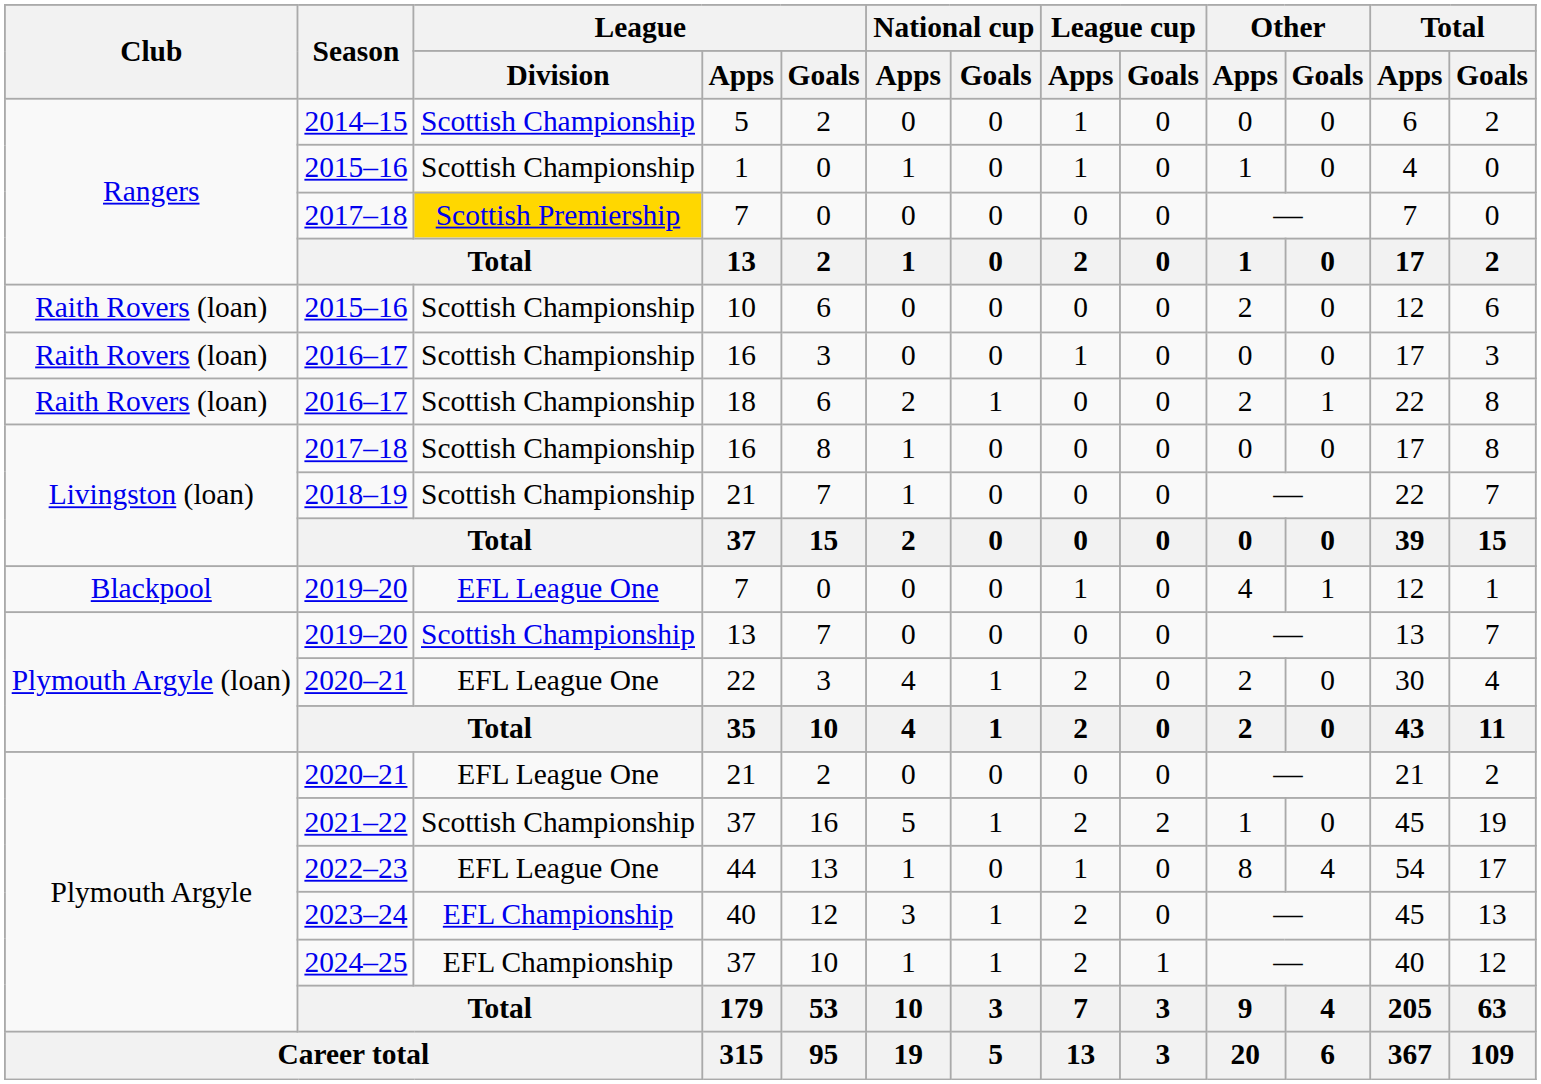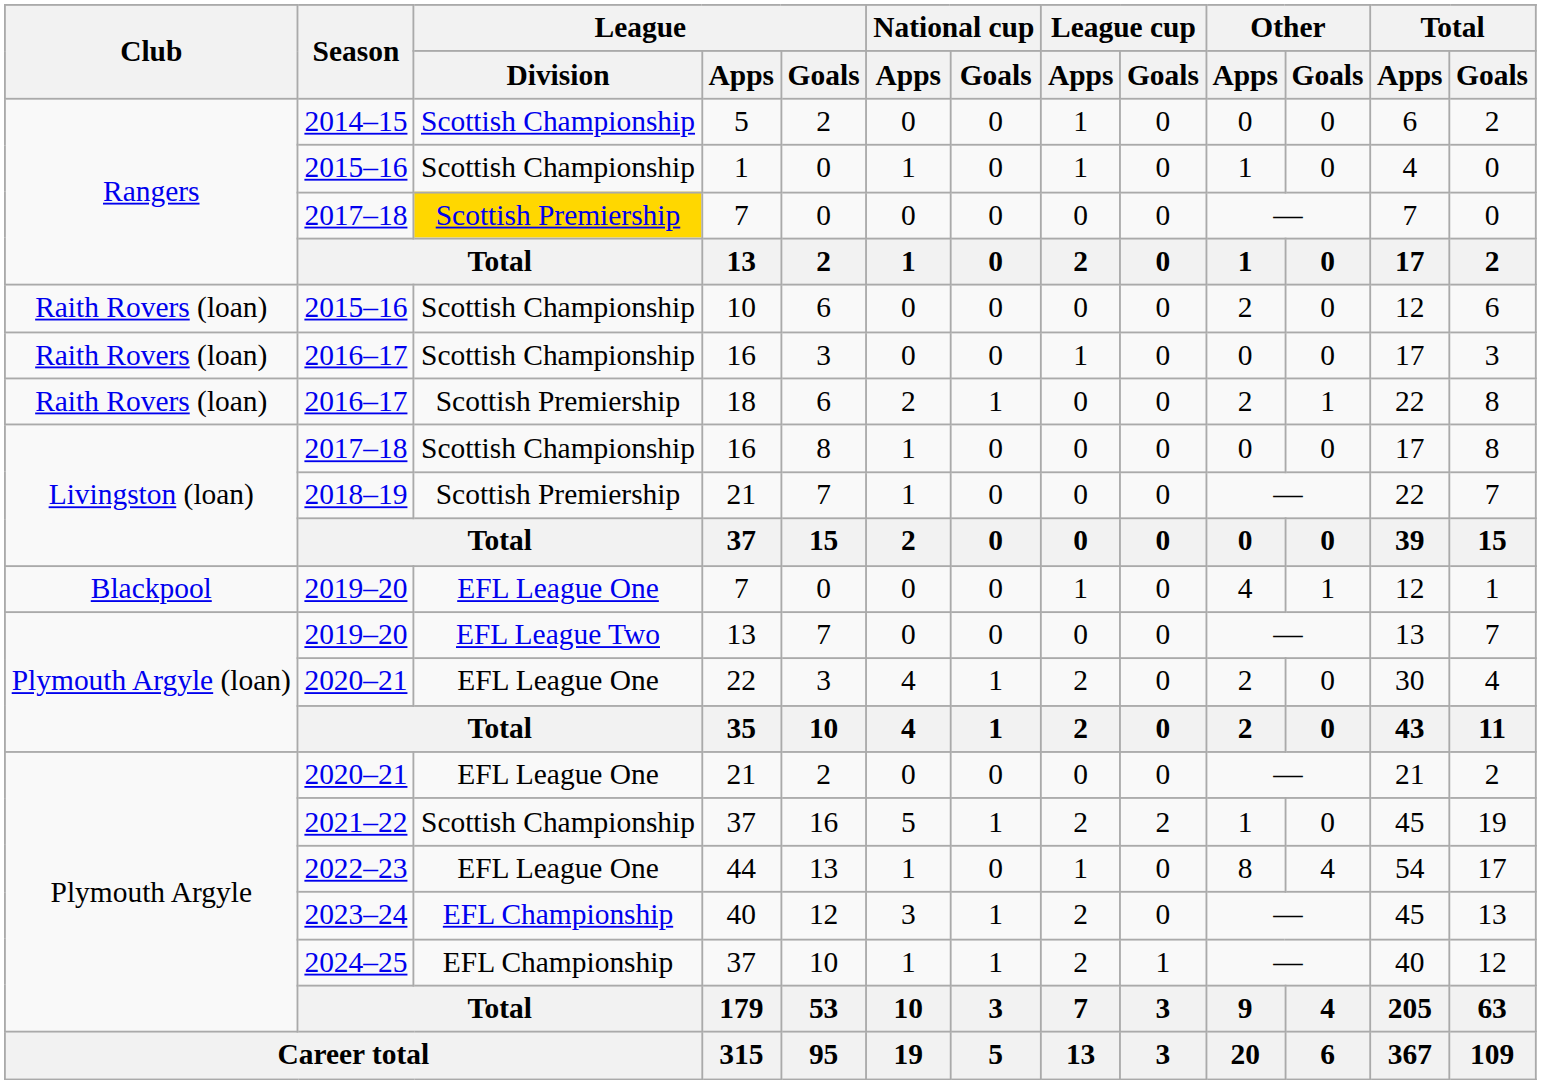(558, 401) Scottish Championship -> (558, 401) Scottish Premiership
(558, 494) Scottish Championship -> (558, 494) Scottish Premiership
(558, 634) Scottish Championship -> (558, 634) EFL League Two
